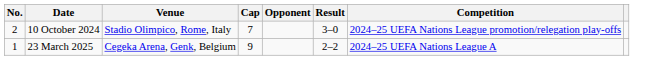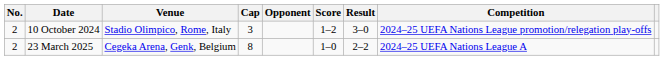+ column: (328, 13)
(250, 30) 7 -> (250, 30) 3
(15, 47) 1 -> (15, 47) 2
(250, 47) 9 -> (250, 47) 8
